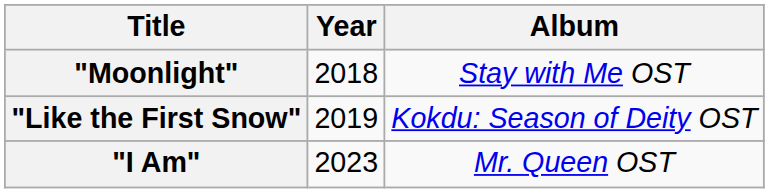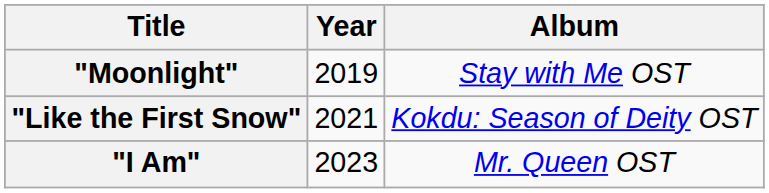(346, 72) 2018 -> (346, 72) 2019
(346, 118) 2019 -> (346, 118) 2021
